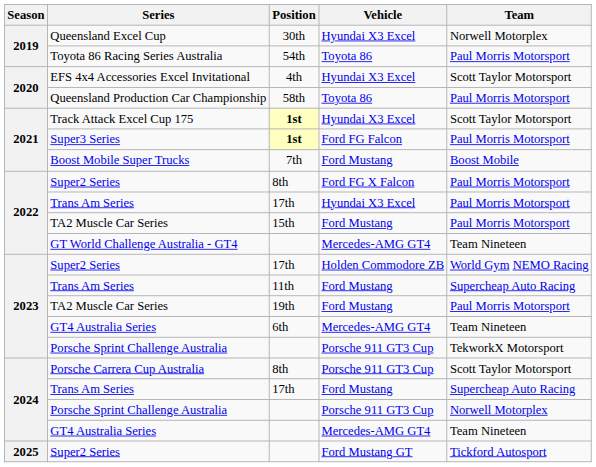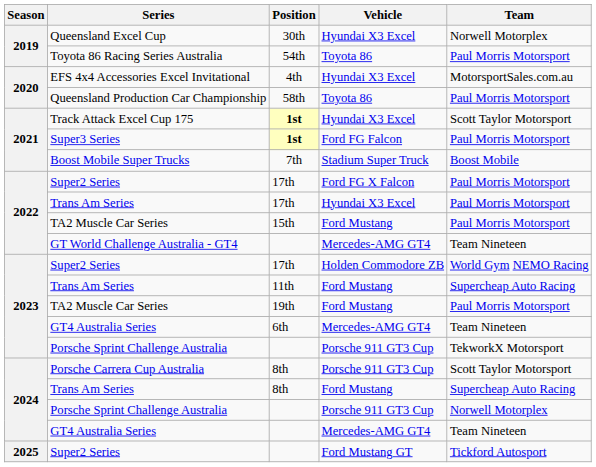(511, 77) Scott Taylor Motorsport -> (512, 77) MotorsportSales.com.au
(357, 160) Ford Mustang -> (375, 160) Stadium Super Truck
(280, 181) 8th -> (283, 181) 17th
(283, 389) 17th -> (280, 389) 8th
